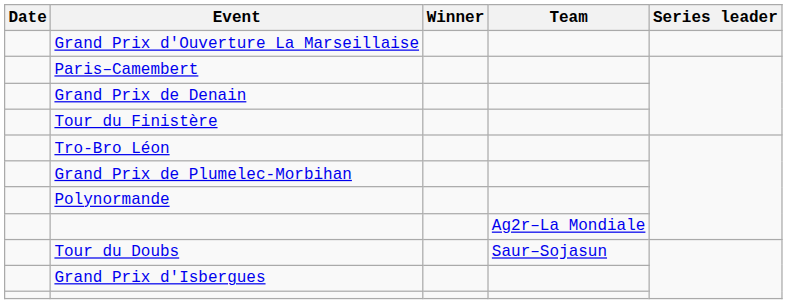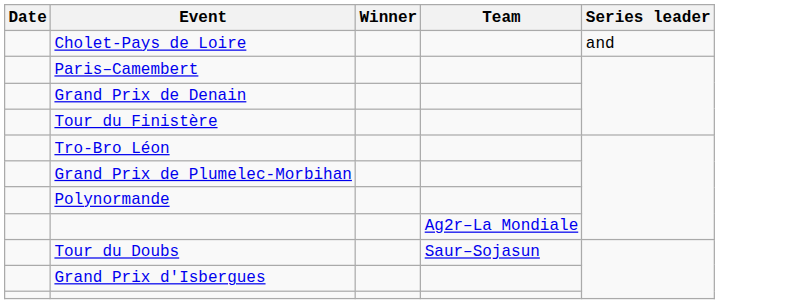- row: (237, 44)
+ row: (150, 44)
